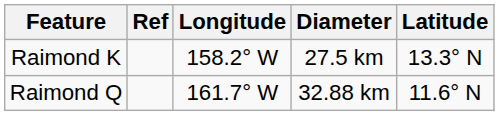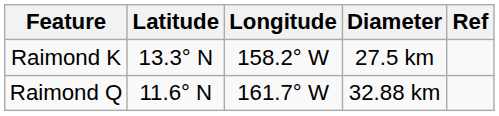columns swapped: (445, 22) <-> (150, 22)
